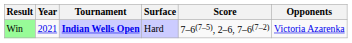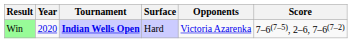columns swapped: (309, 12) <-> (225, 12)
(47, 29) 2021 -> (47, 29) 2020
